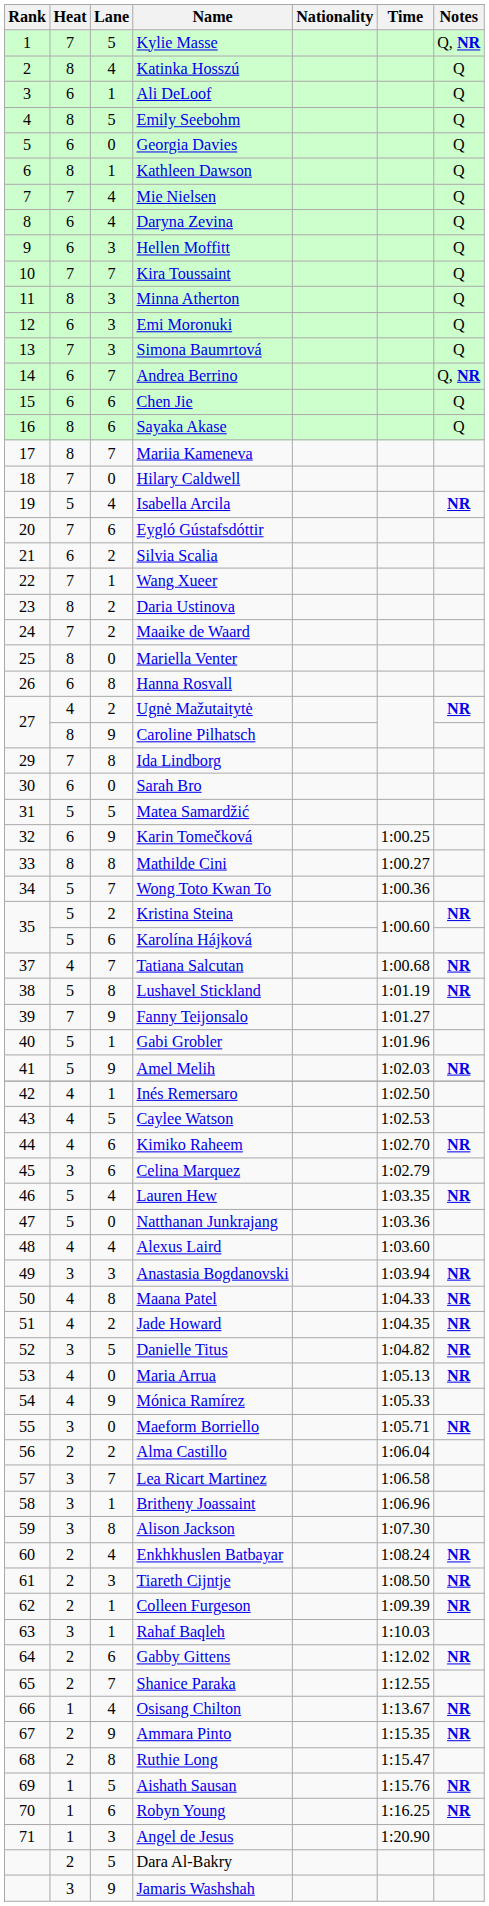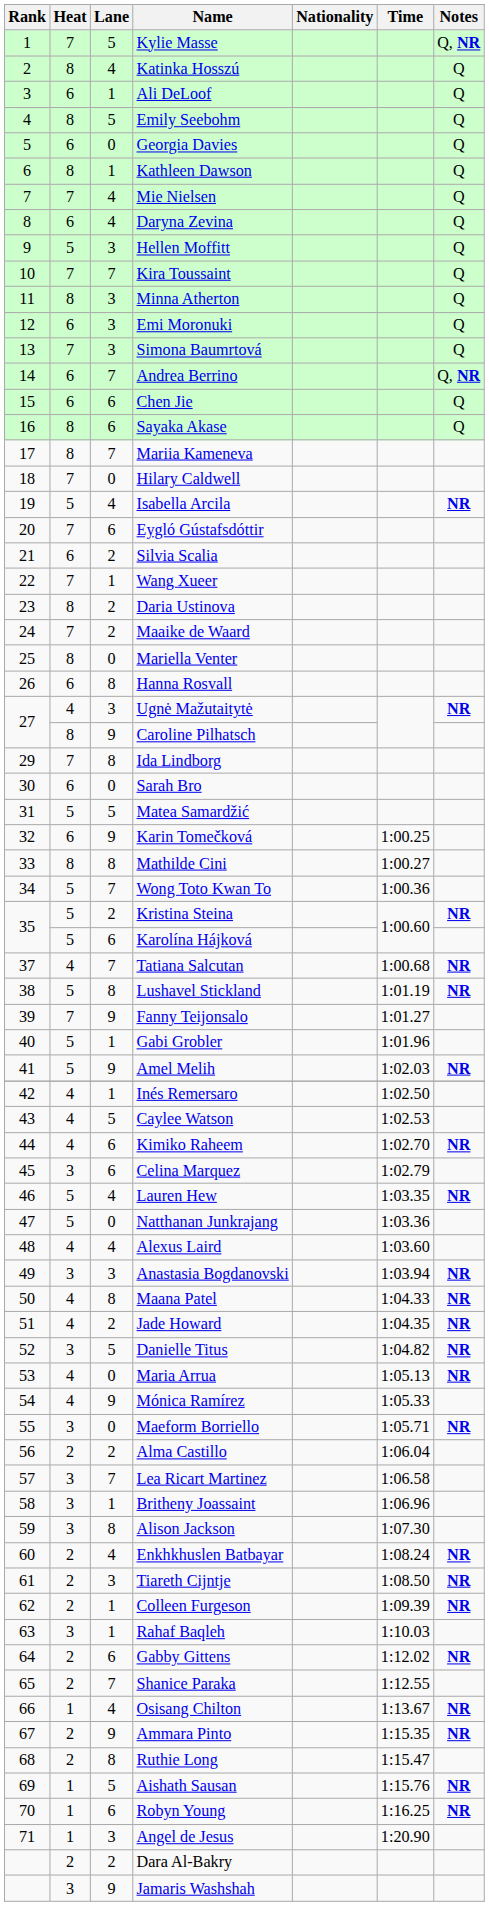(70, 247) 6 -> (70, 247) 5
(112, 709) 2 -> (112, 709) 3
(112, 1862) 5 -> (112, 1862) 2
